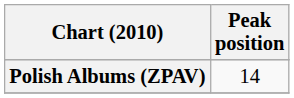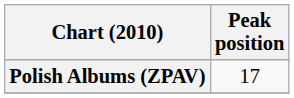(250, 76) 14 -> (250, 76) 17
